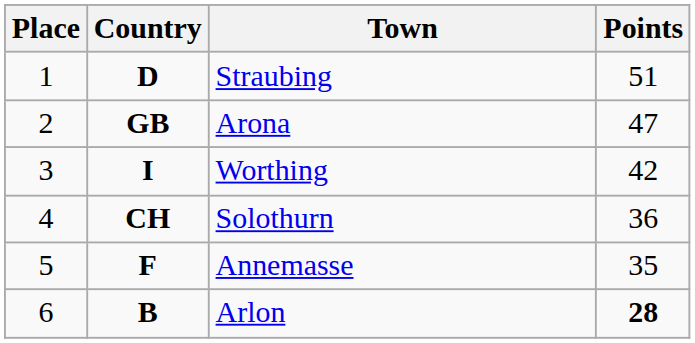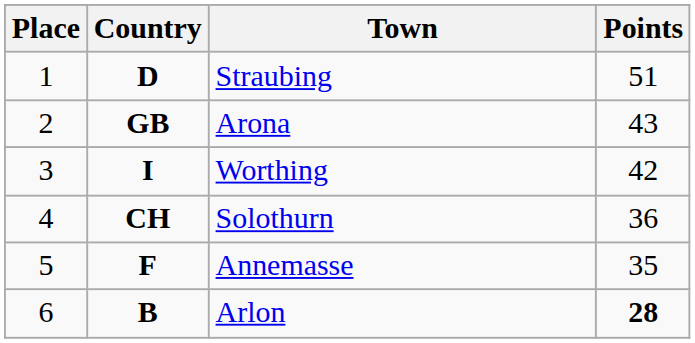(643, 123) 47 -> (643, 123) 43
